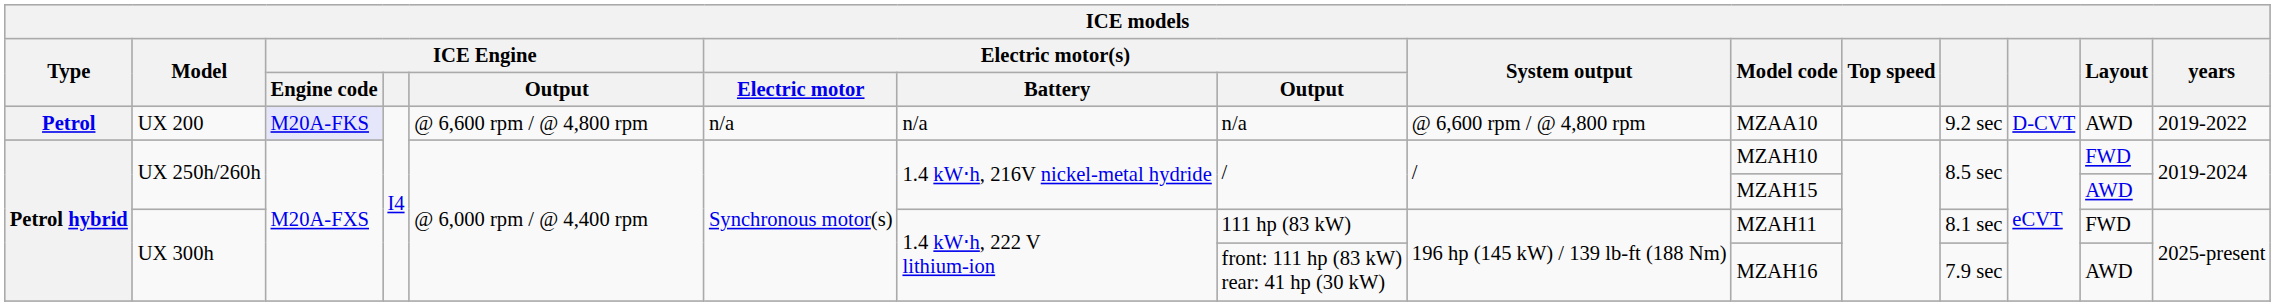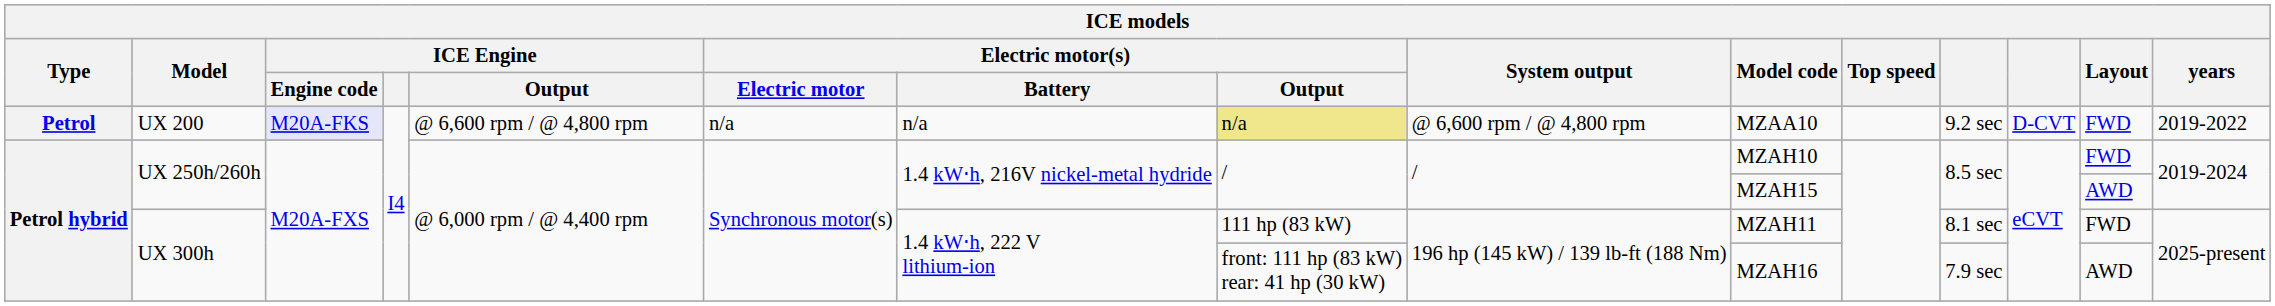(1234, 123) no background -> (1234, 123) khaki background
(2109, 123) AWD -> (2108, 123) FWD
